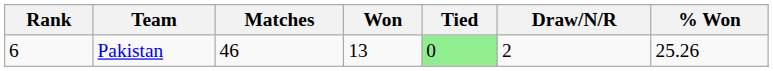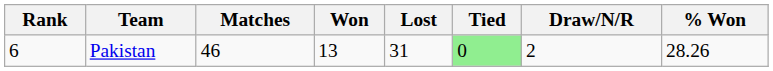+ column: (419, 19)
(677, 50) 25.26 -> (688, 50) 28.26
